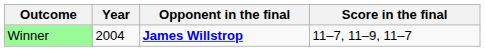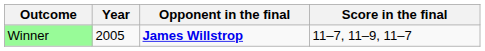(110, 35) 2004 -> (110, 35) 2005
